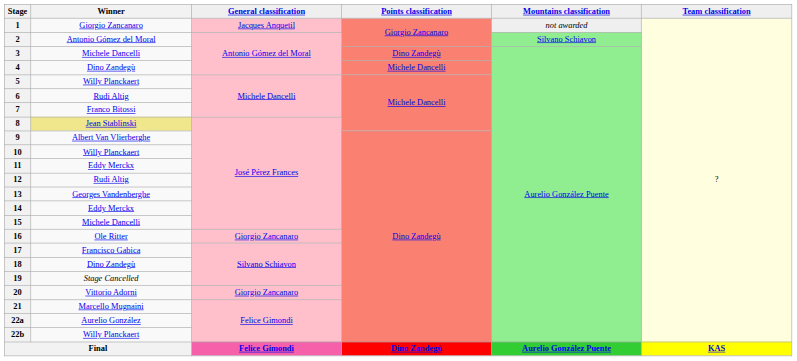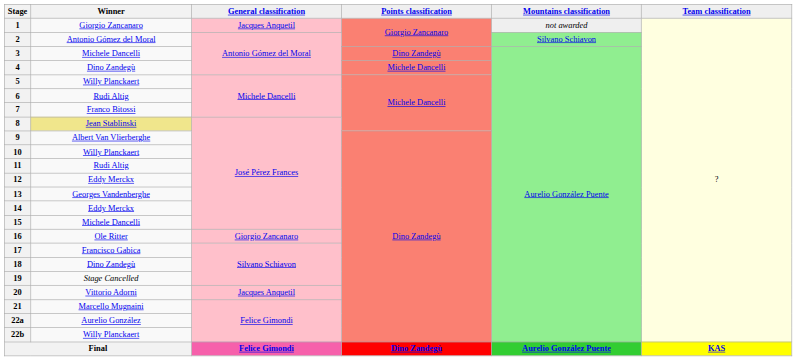(111, 166) Eddy Merckx -> (111, 166) Rudi Altig
(111, 180) Rudi Altig -> (111, 180) Eddy Merckx
(266, 292) Giorgio Zancanaro -> (266, 292) Jacques Anquetil
